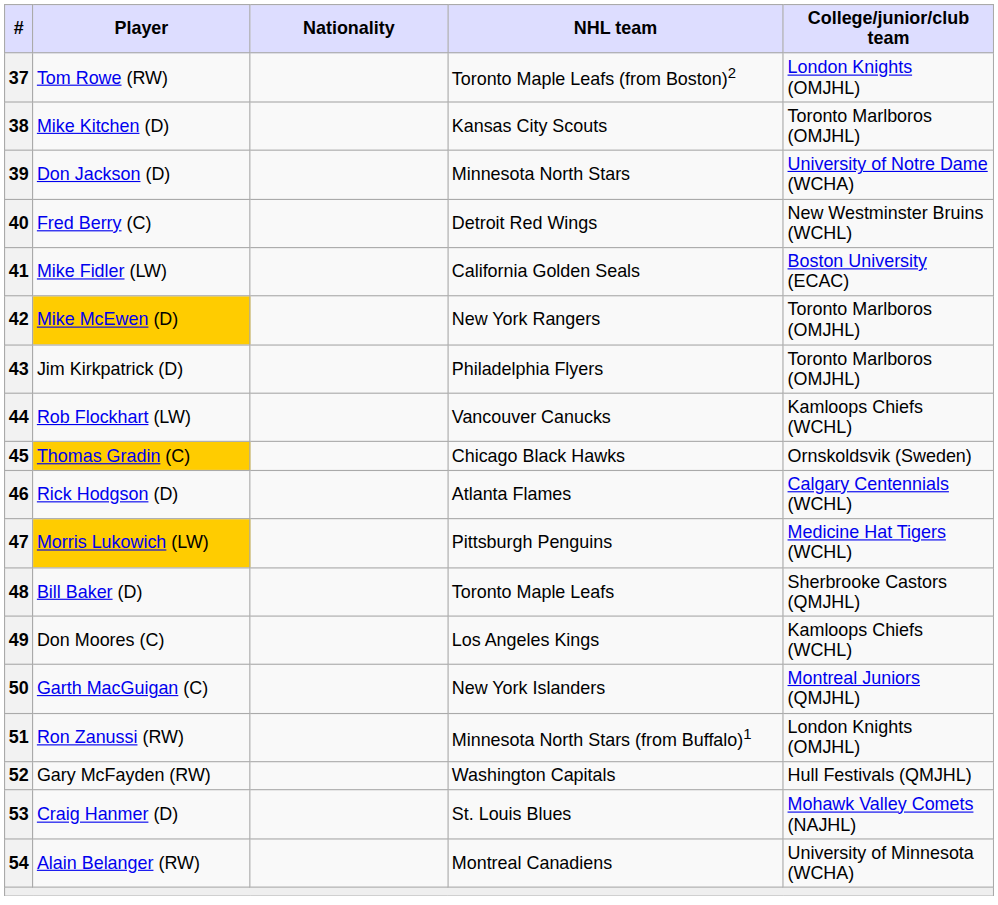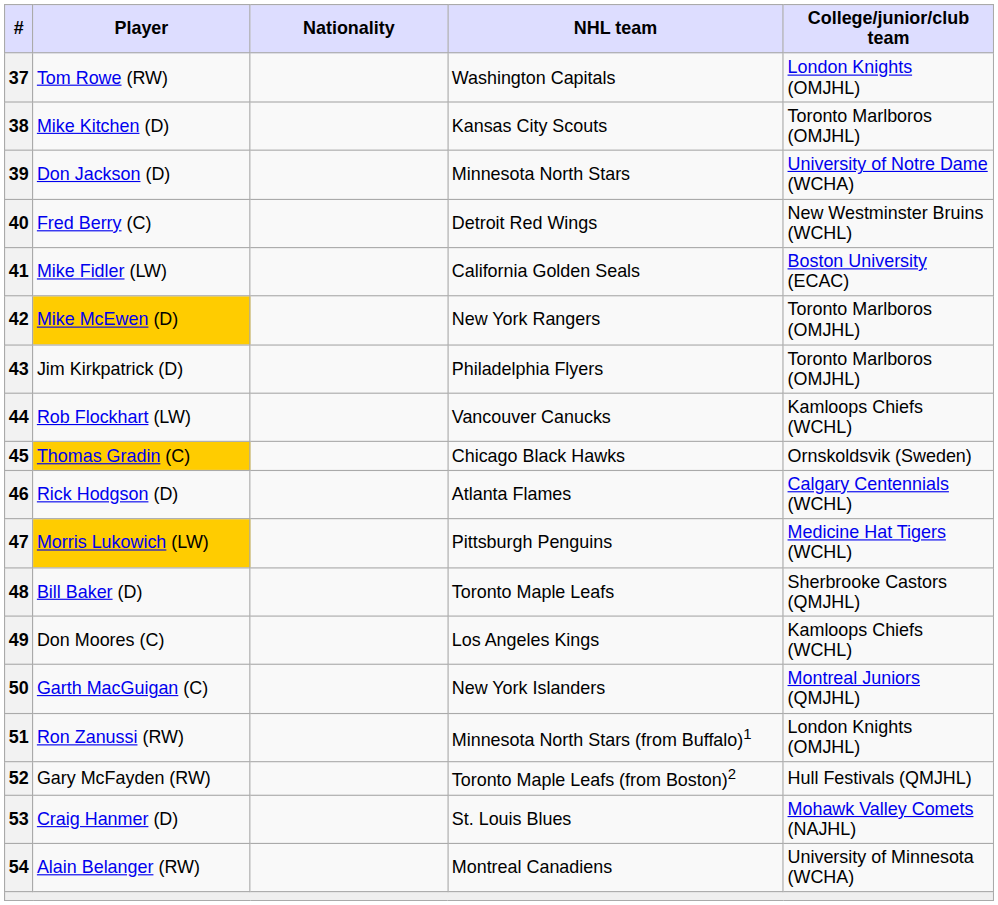(594, 77) Toronto Maple Leafs (from Boston)2 -> (534, 77) Washington Capitals
(534, 775) Washington Capitals -> (594, 778) Toronto Maple Leafs (from Boston)2
